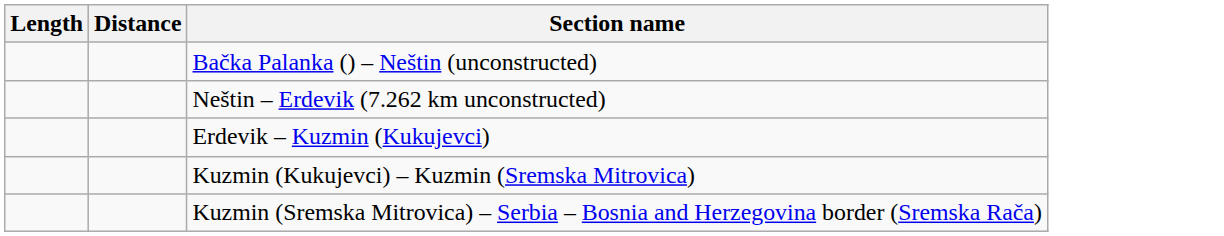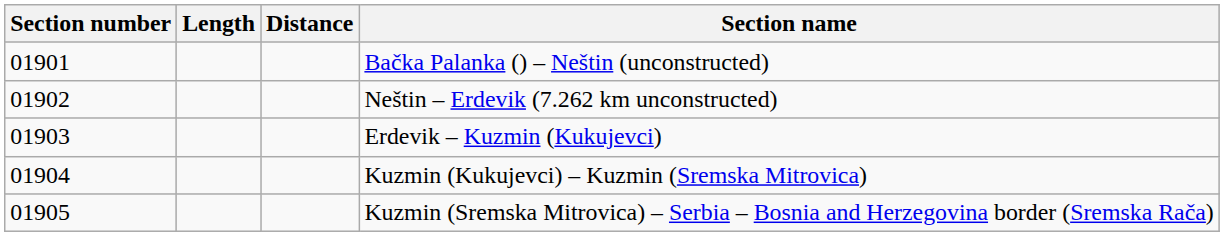+ column: (91, 23)
